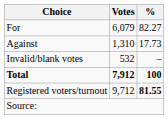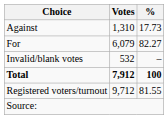rows swapped: (13, 28) <-> (22, 43)
(150, 91) bold -> (150, 91) normal
